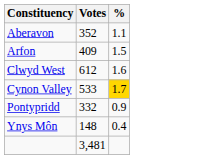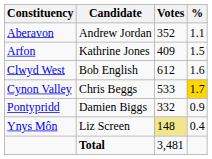+ column: (115, 13)
(88, 126) no background -> (166, 126) khaki background
